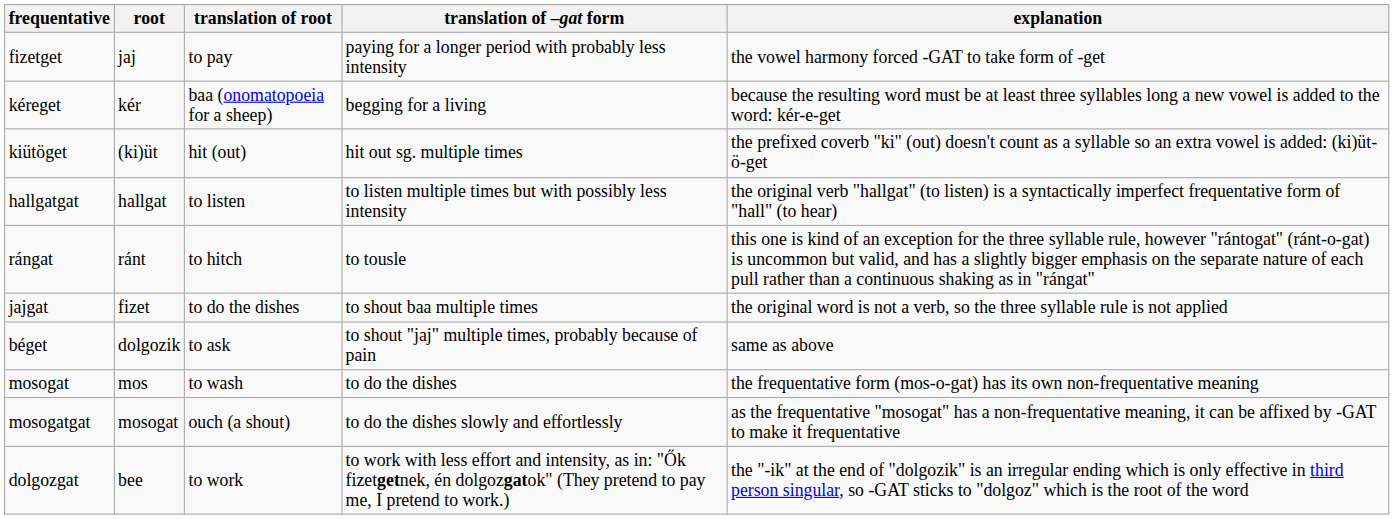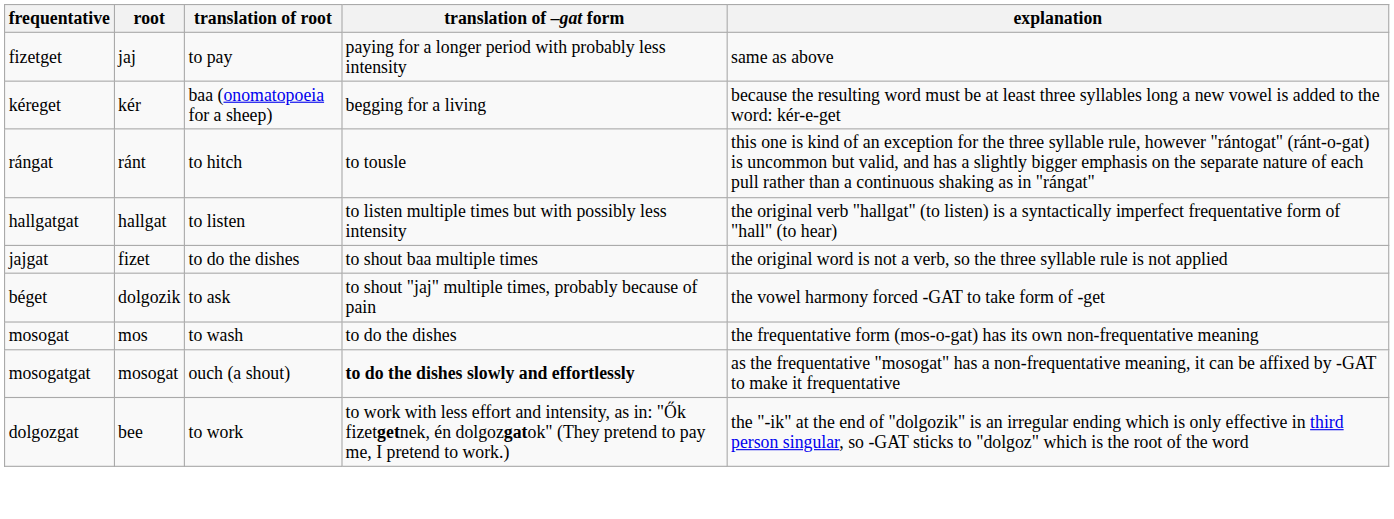(918, 56) the vowel harmony forced -GAT to take form of -get -> (782, 56) same as above
- row: (38, 153)
rows swapped: (44, 201) <-> (31, 259)
(782, 345) same as above -> (918, 297) the vowel harmony forced -GAT to take form of -get
(484, 421) normal -> (490, 373) bold
